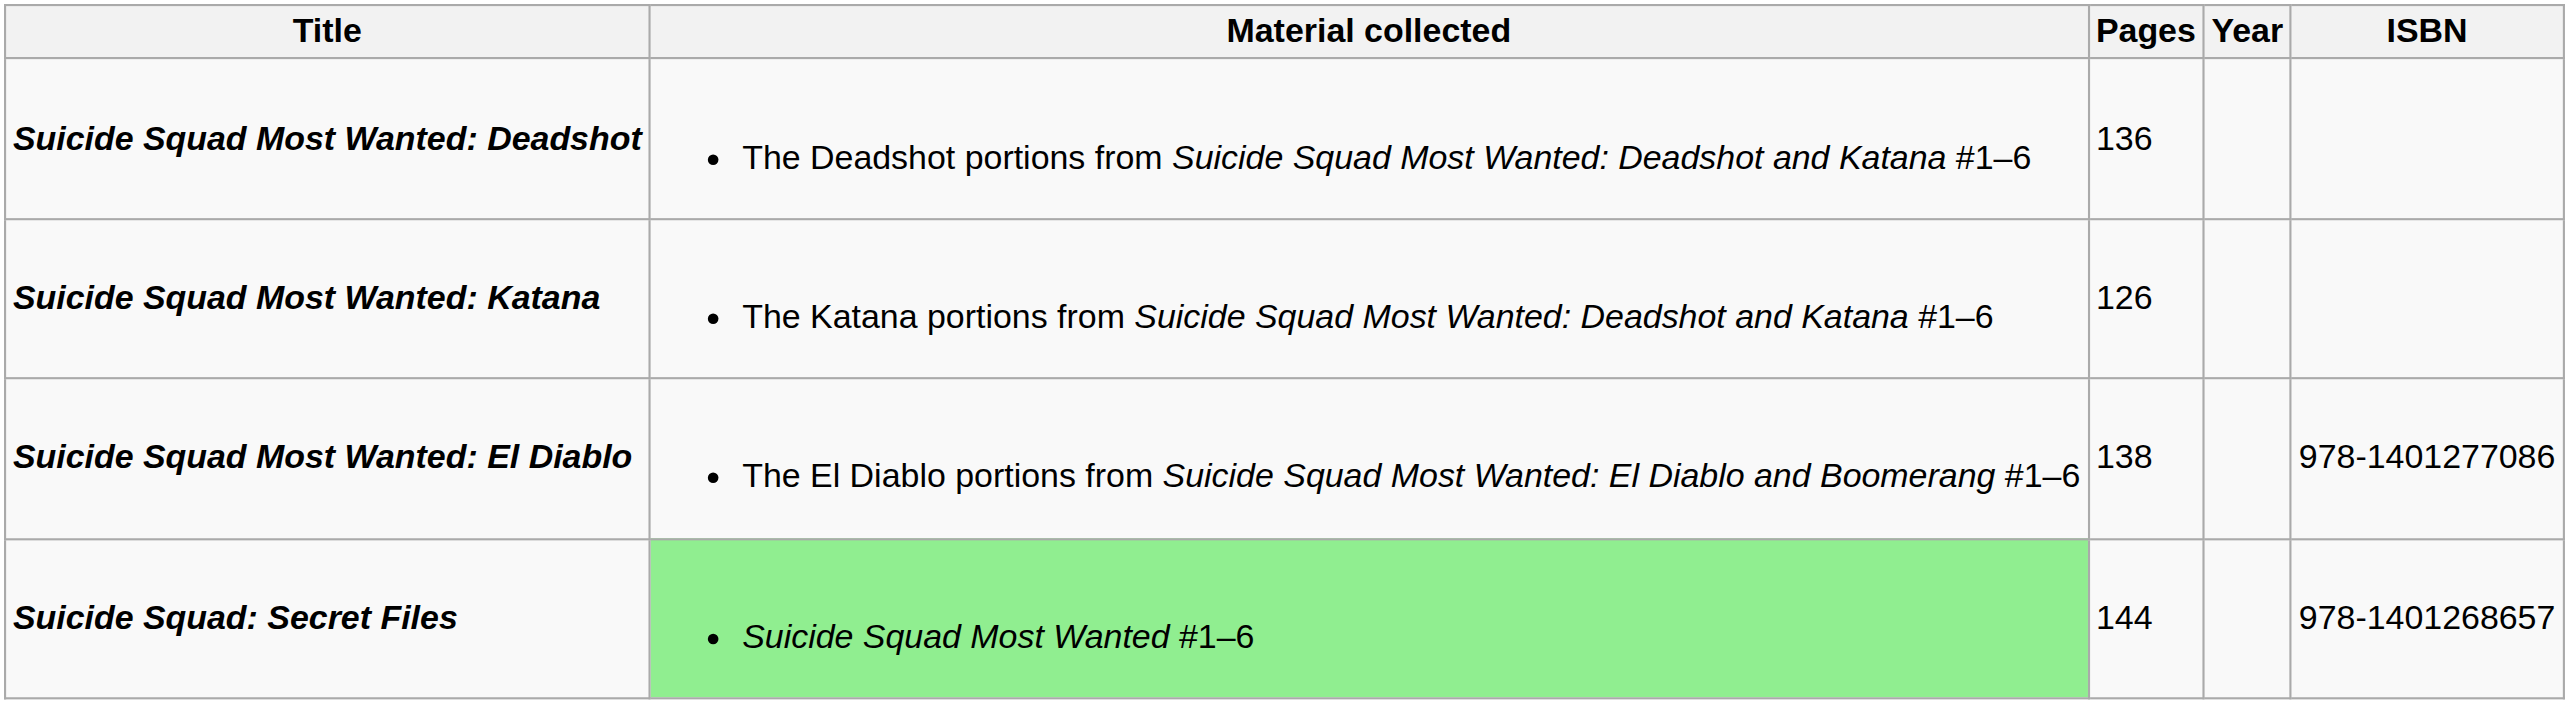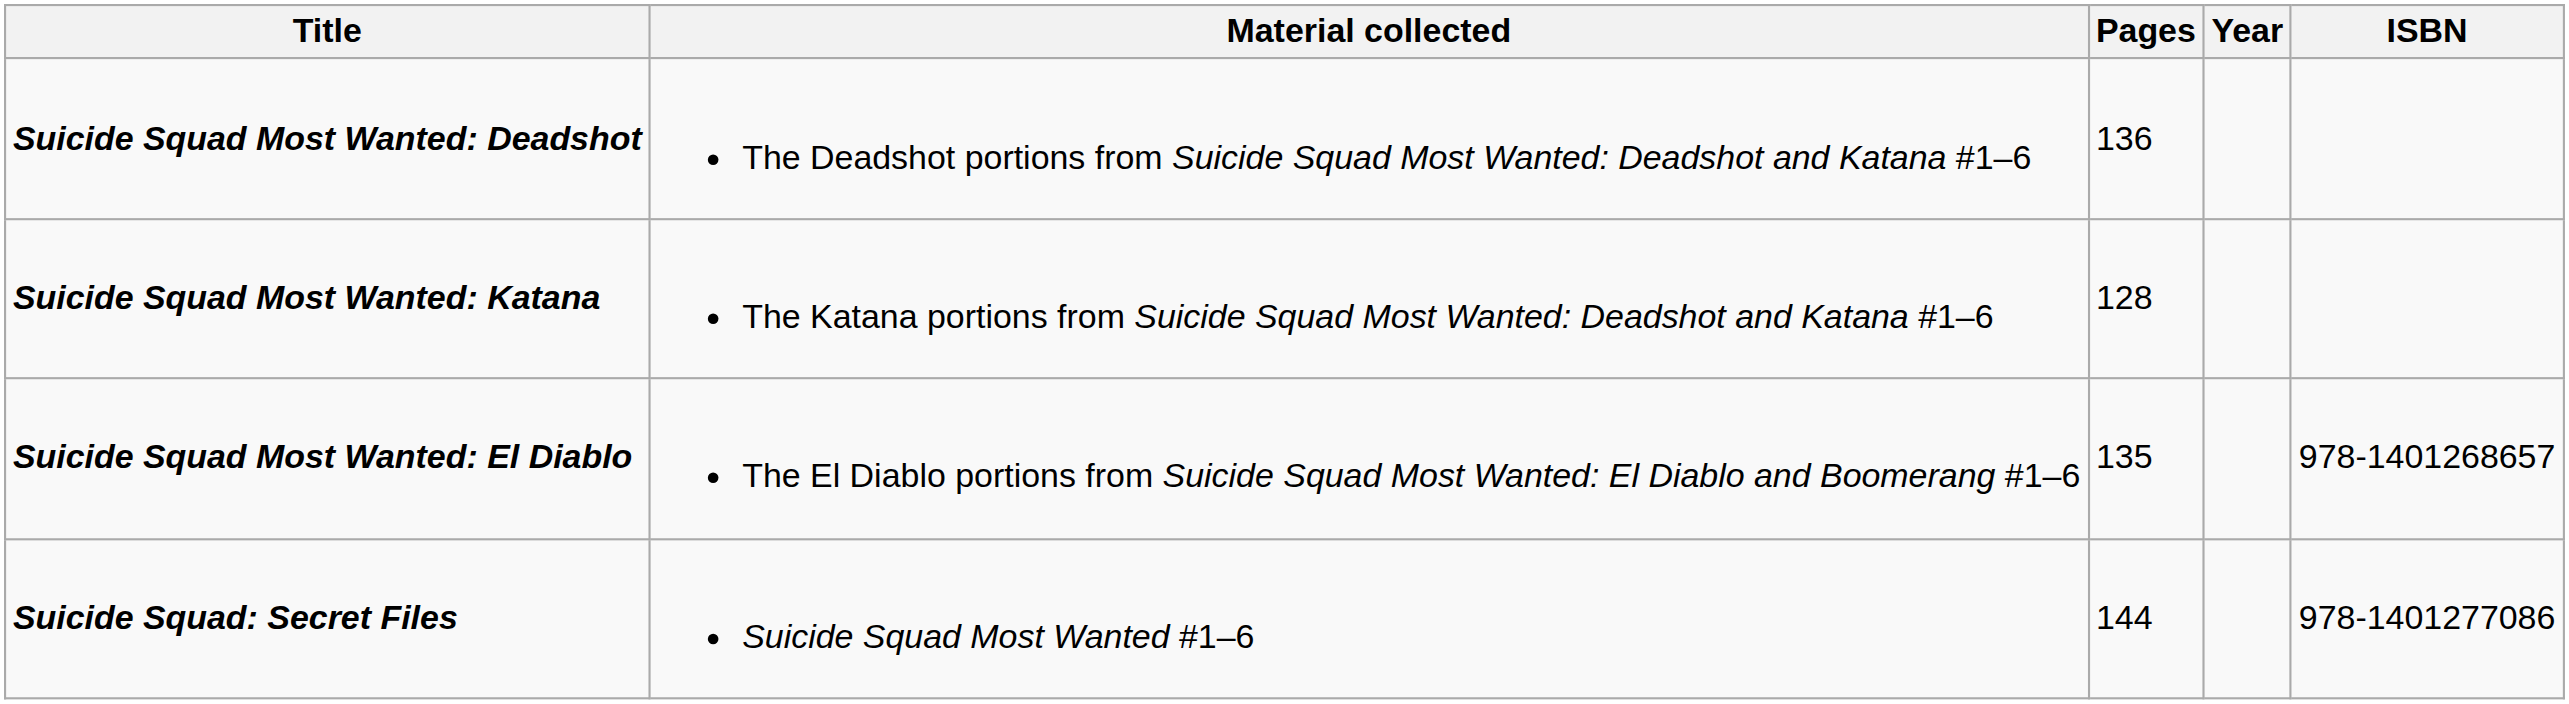(2124, 297) 126 -> (2124, 297) 128
(2124, 457) 138 -> (2124, 457) 135
(2427, 457) 978-1401277086 -> (2427, 457) 978-1401268657
(1369, 637) lightgreen background -> (1369, 637) no background
(2427, 617) 978-1401268657 -> (2427, 617) 978-1401277086
